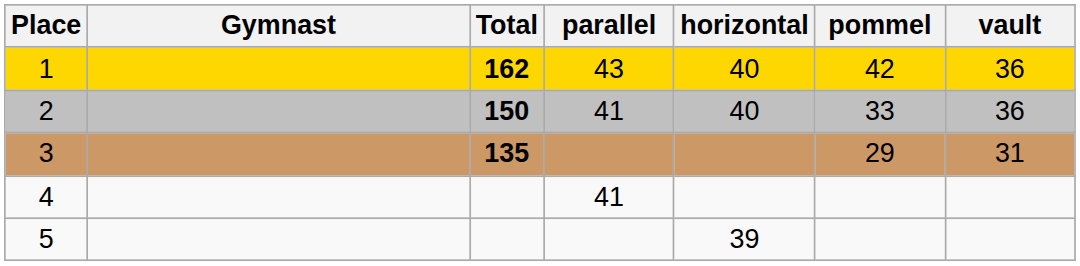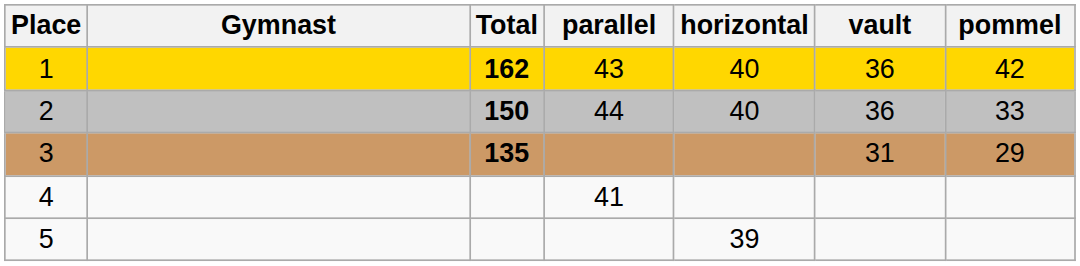columns swapped: (1010, 25) <-> (880, 25)
(609, 111) 41 -> (609, 111) 44
